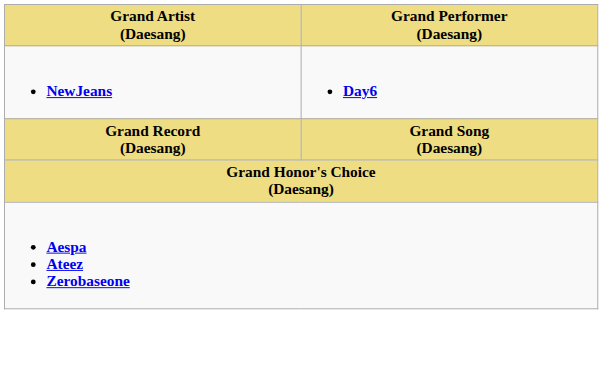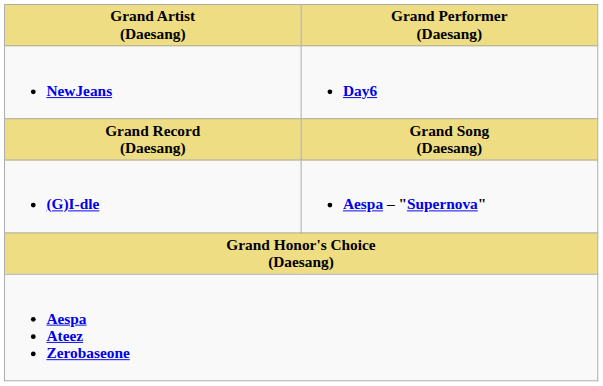+ row: (153, 205)
